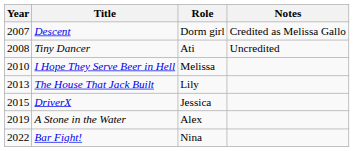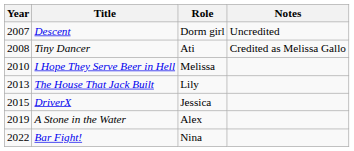(288, 31) Credited as Melissa Gallo -> (255, 31) Uncredited
(255, 48) Uncredited -> (288, 48) Credited as Melissa Gallo
